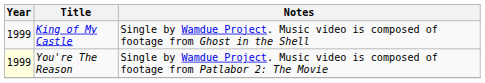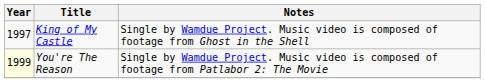(19, 35) 1999 -> (19, 35) 1997
